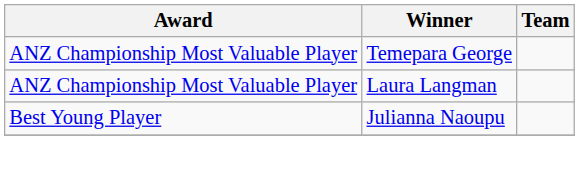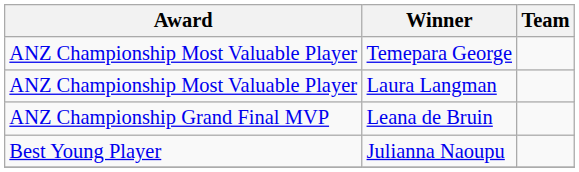+ row: (430, 118)
